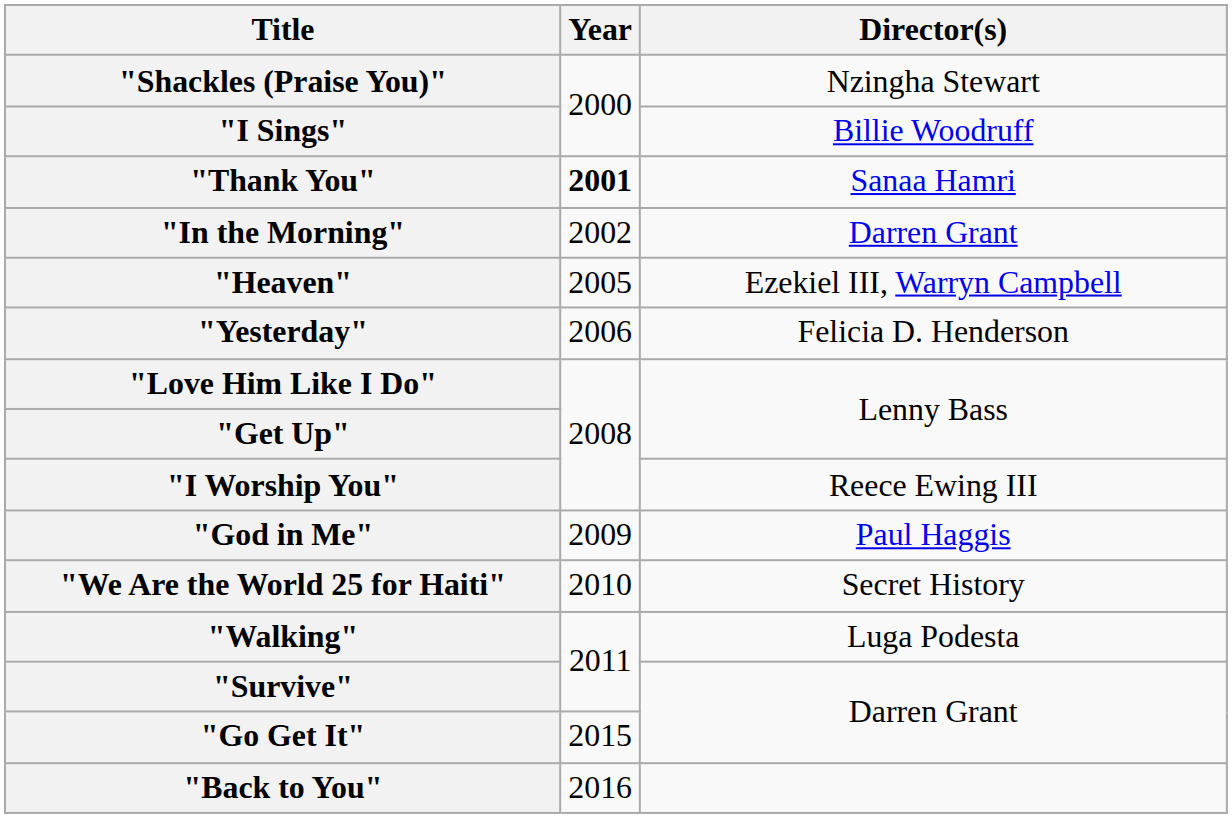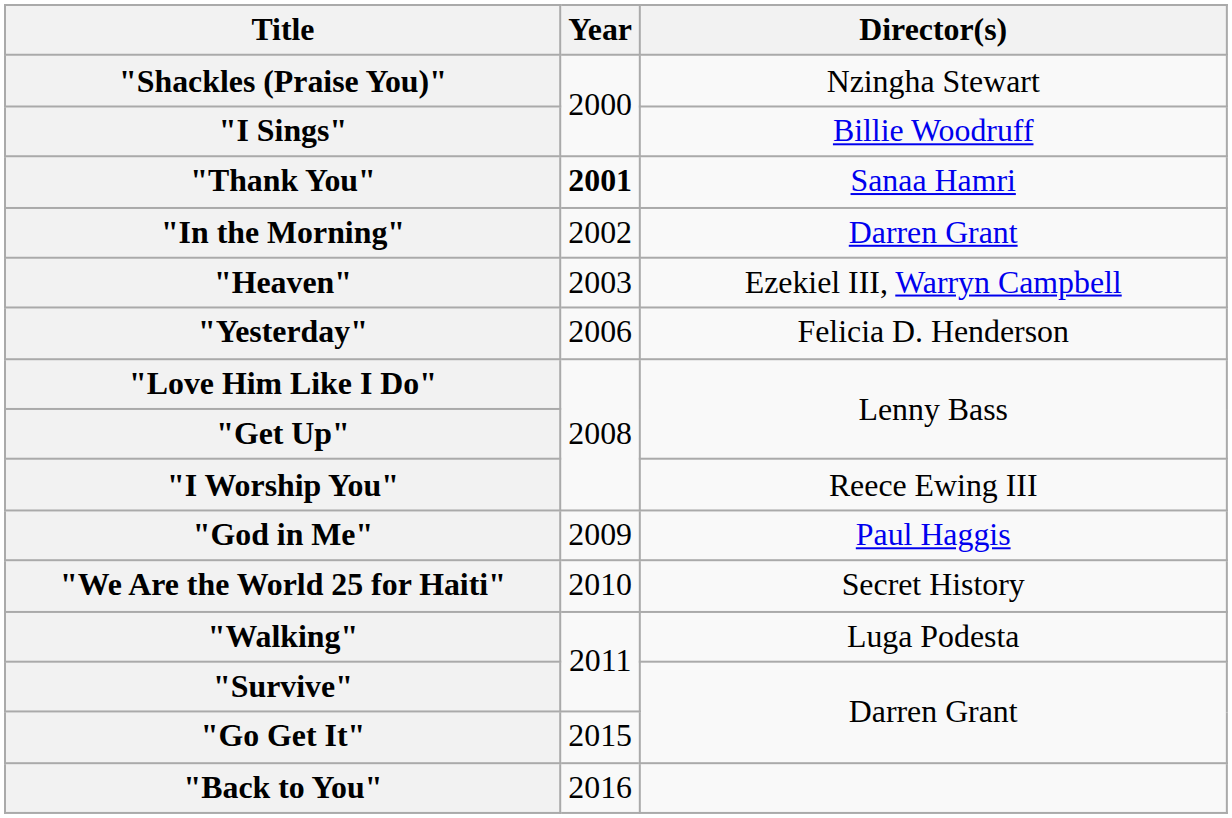(600, 282) 2005 -> (600, 282) 2003
